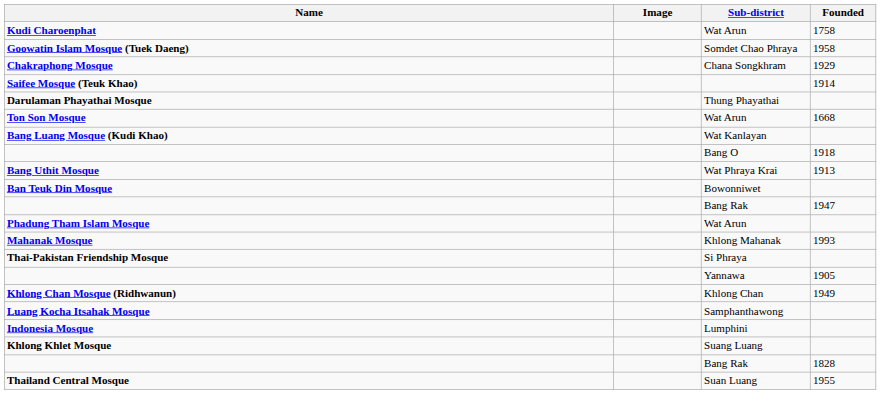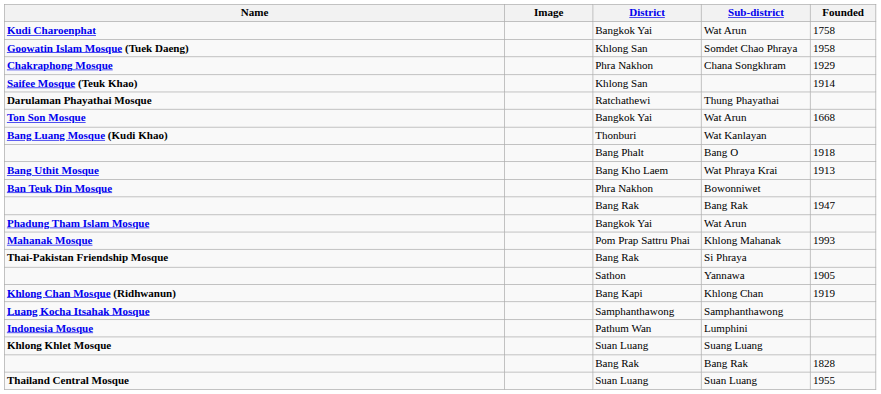+ column: (647, 13)
(824, 293) 1949 -> (824, 293) 1919
